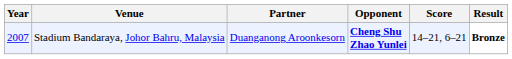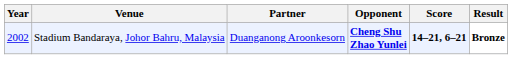(18, 38) 2007 -> (18, 38) 2002
(439, 38) normal -> (439, 38) bold
